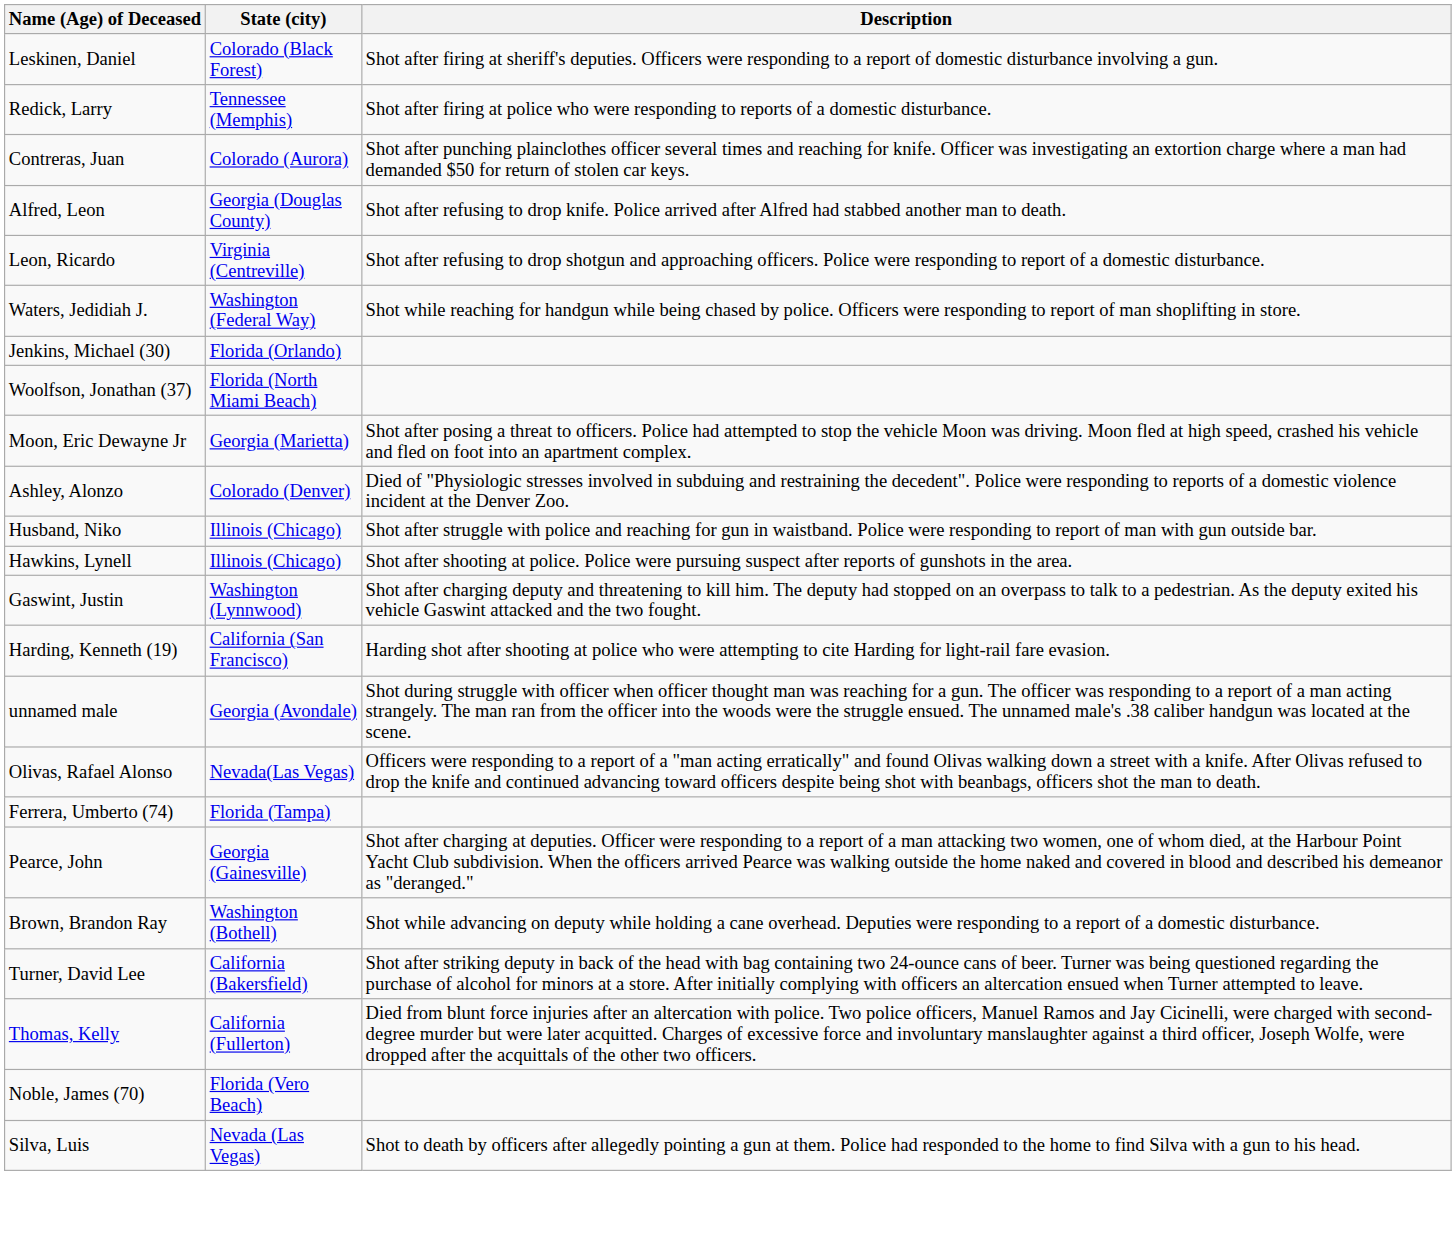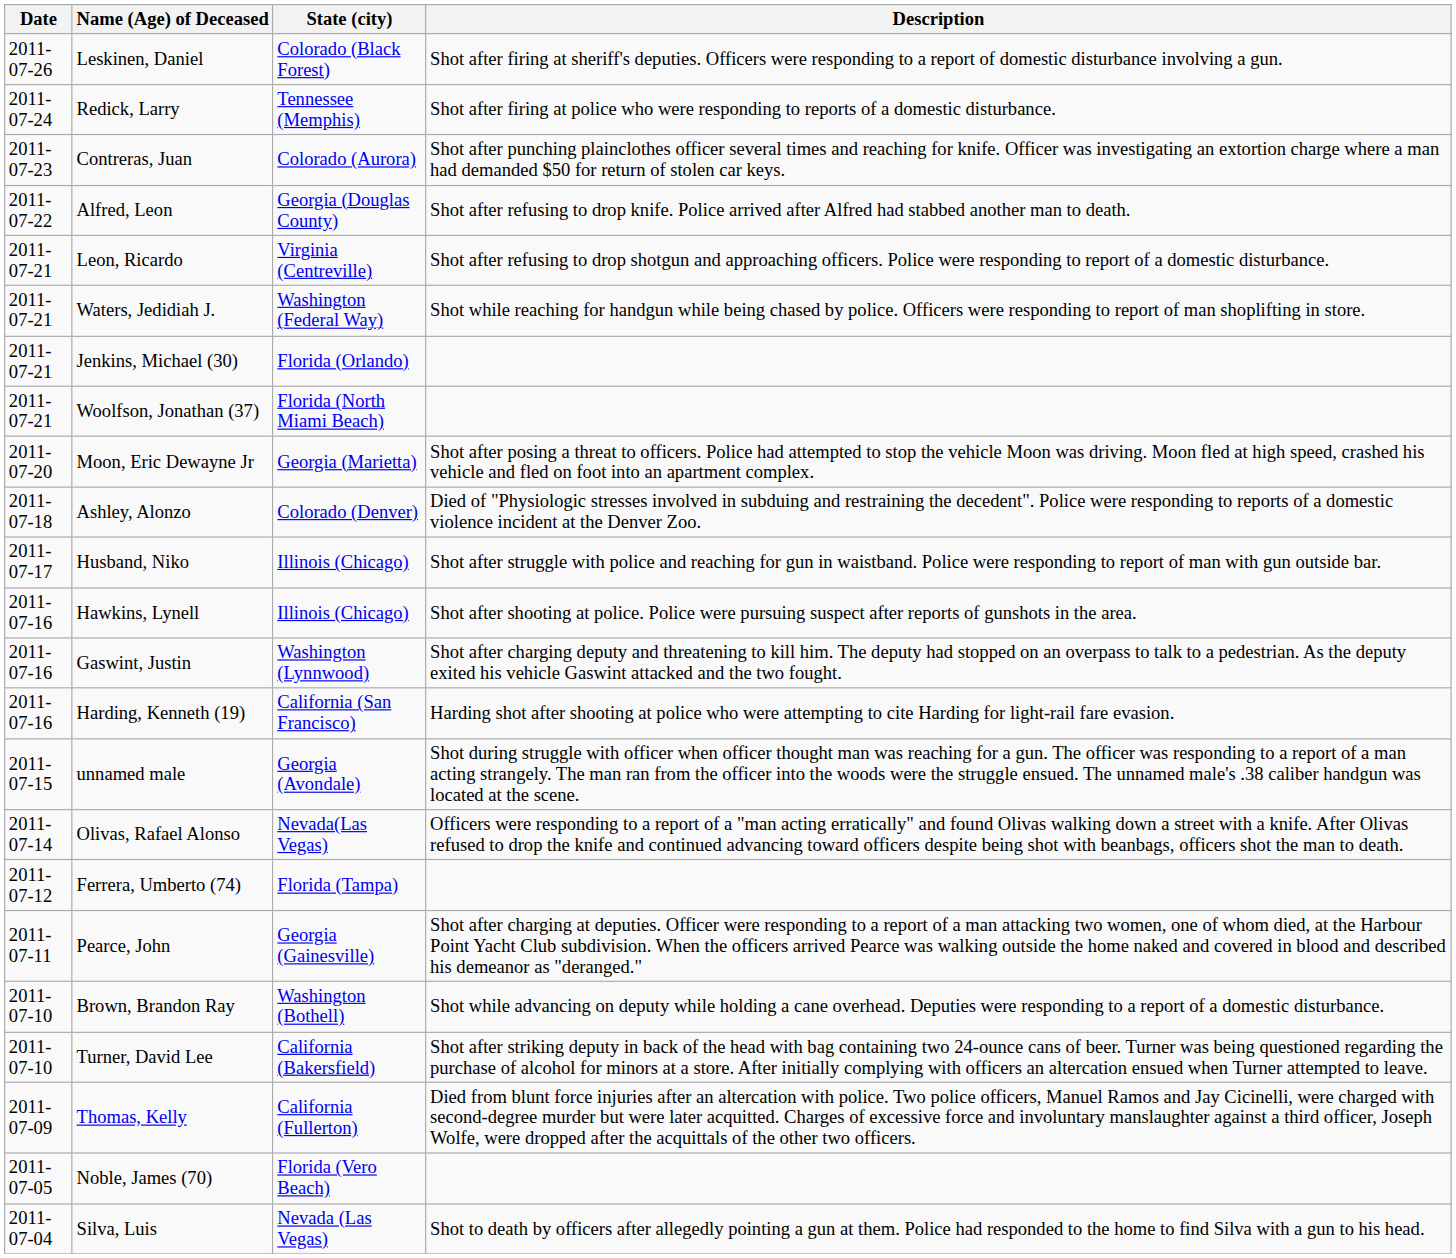+ column: (38, 19)
